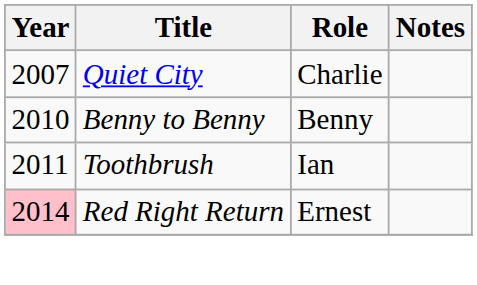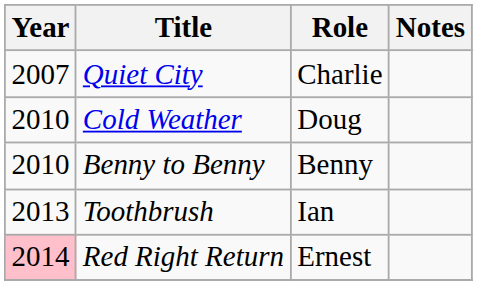+ row: (162, 119)
(40, 165) 2011 -> (41, 211) 2013
